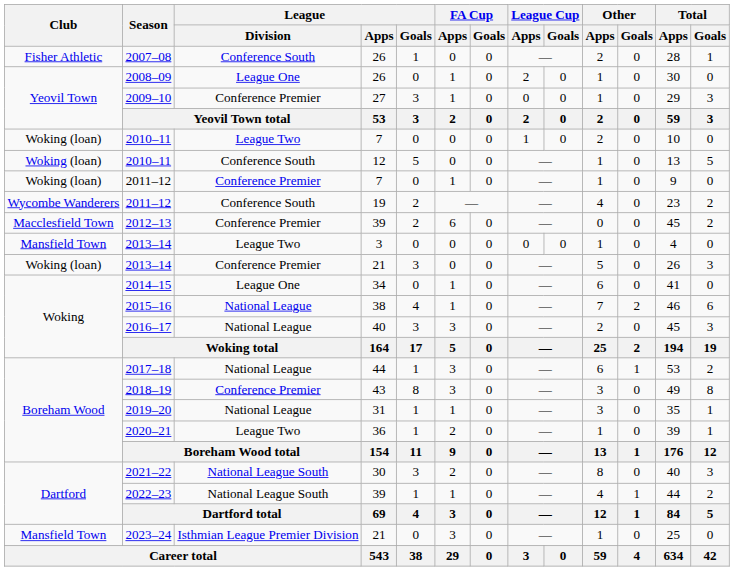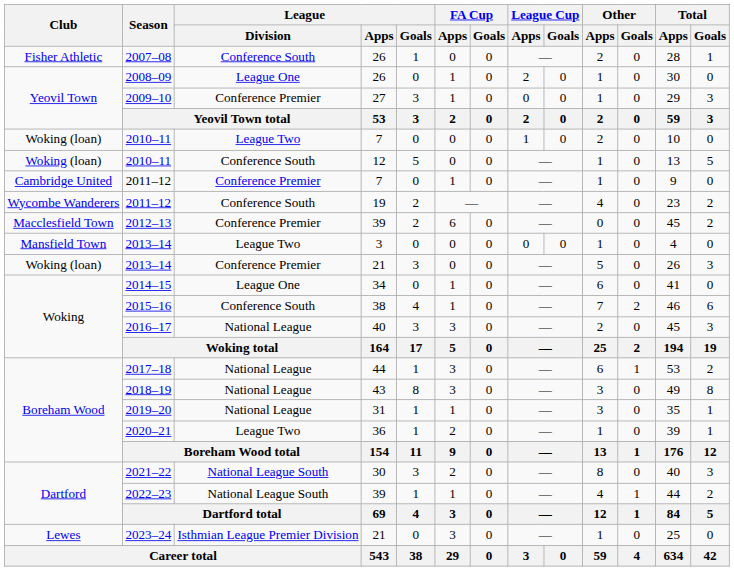(63, 181) Woking (loan) -> (63, 181) Cambridge United
(268, 306) National League -> (268, 306) Conference South
(268, 389) Conference Premier -> (268, 389) National League
(63, 535) Mansfield Town -> (63, 535) Lewes
